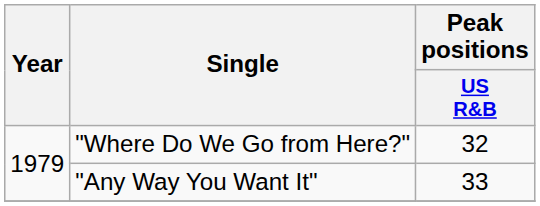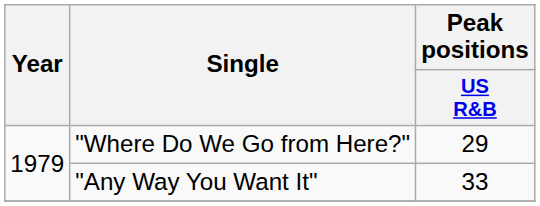(475, 143) 32 -> (475, 143) 29
